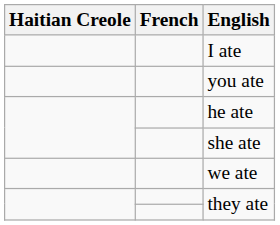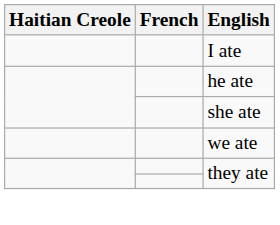- row: (70, 81)
